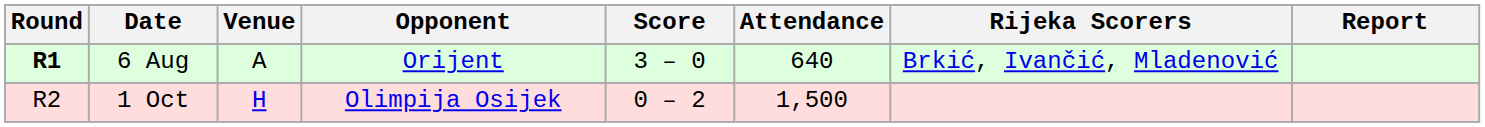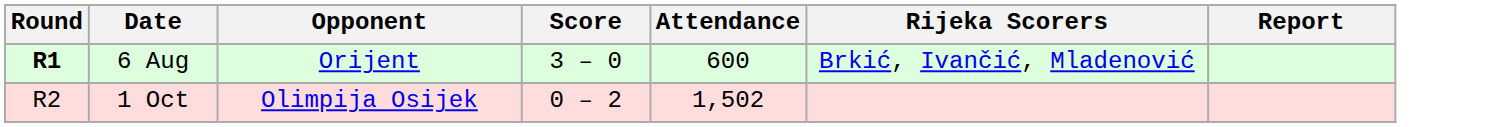- column: (259, 25)
(812, 64) 640 -> (728, 64) 600
(812, 103) 1,500 -> (728, 103) 1,502
